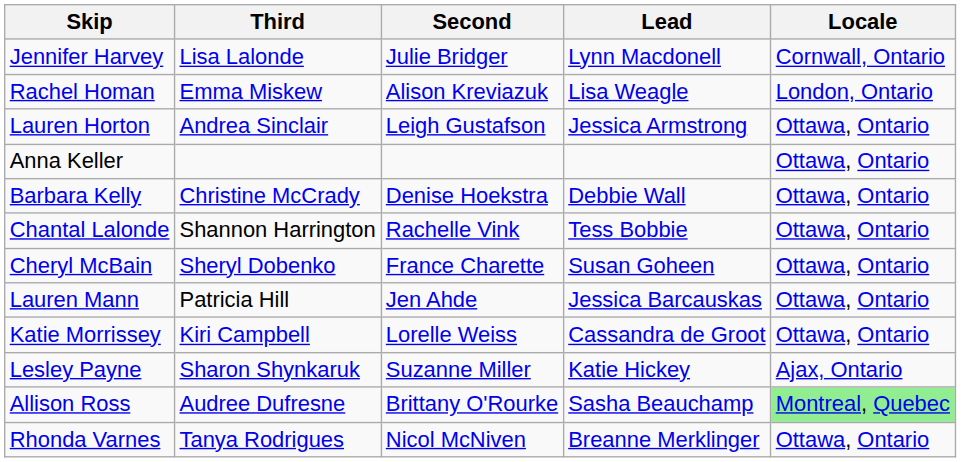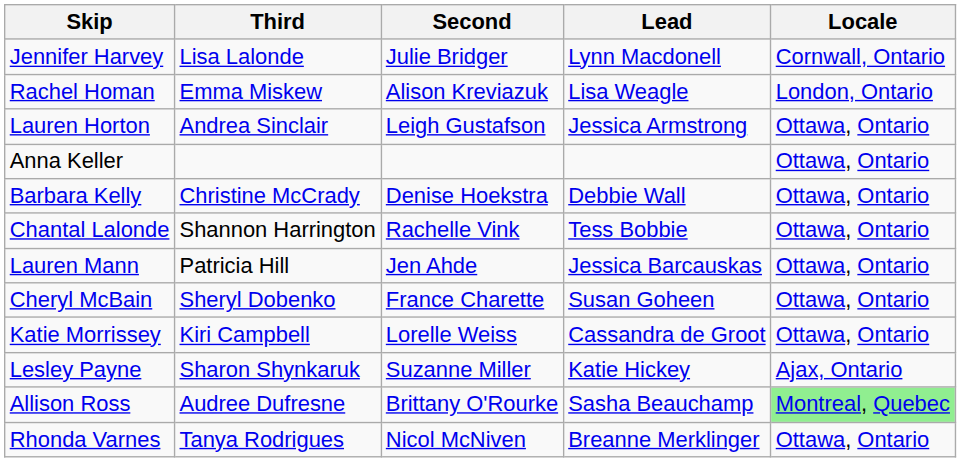rows swapped: (74, 299) <-> (81, 265)
